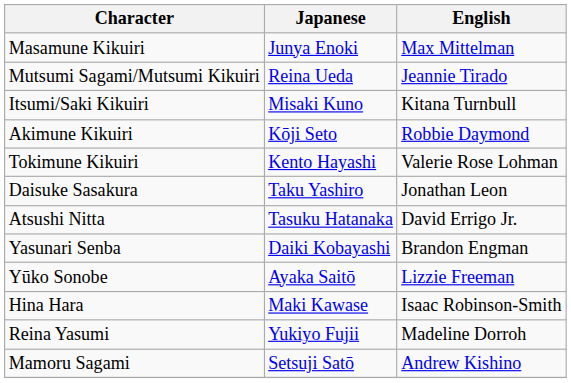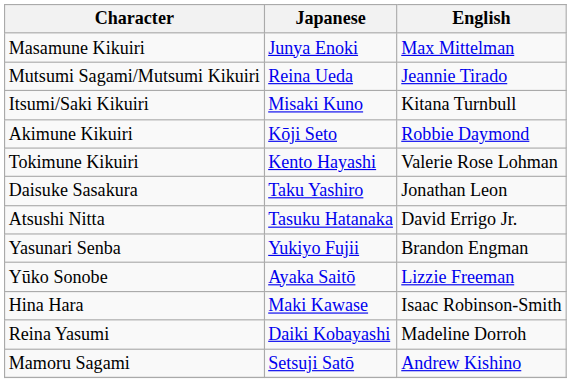(329, 248) Daiki Kobayashi -> (314, 248) Yukiyo Fujii
(314, 334) Yukiyo Fujii -> (329, 334) Daiki Kobayashi
